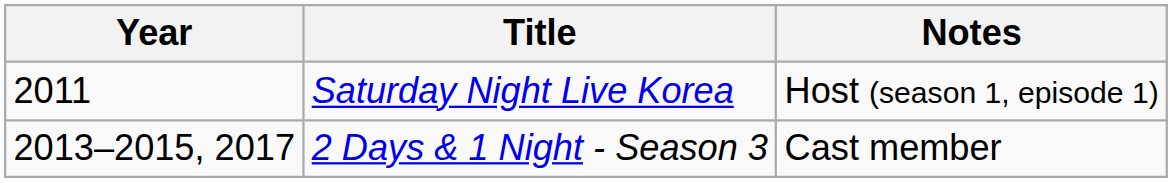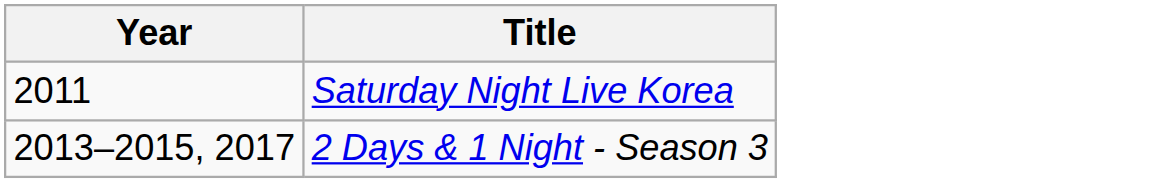- column: (972, 33)
